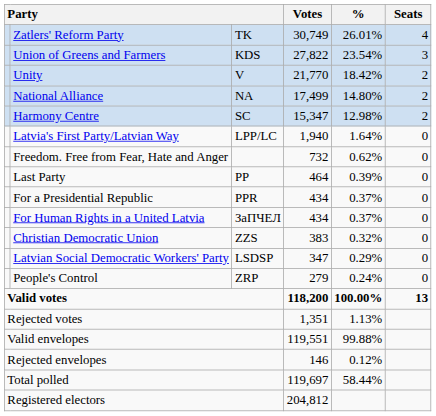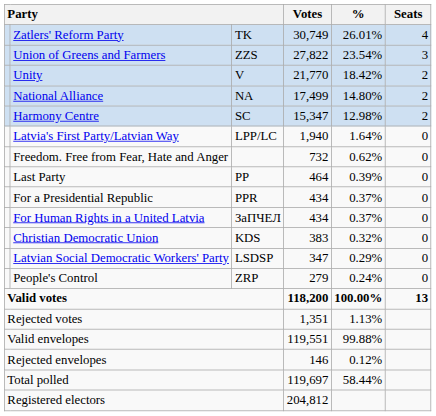(248, 55) KDS -> (246, 55) ZZS
(246, 237) ZZS -> (248, 237) KDS
